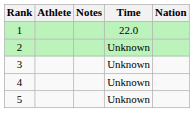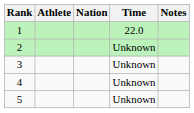columns swapped: (171, 13) <-> (89, 13)
